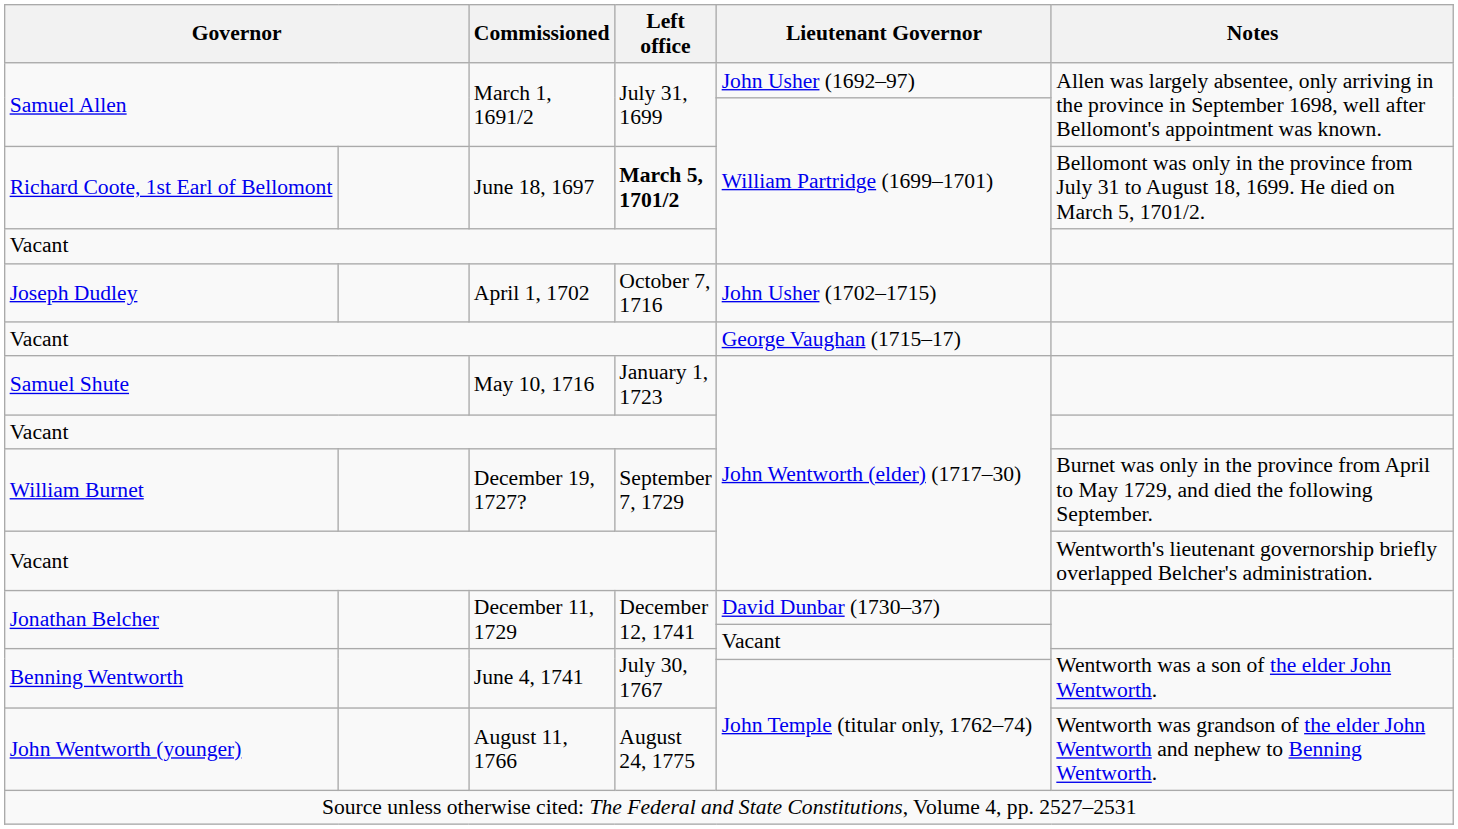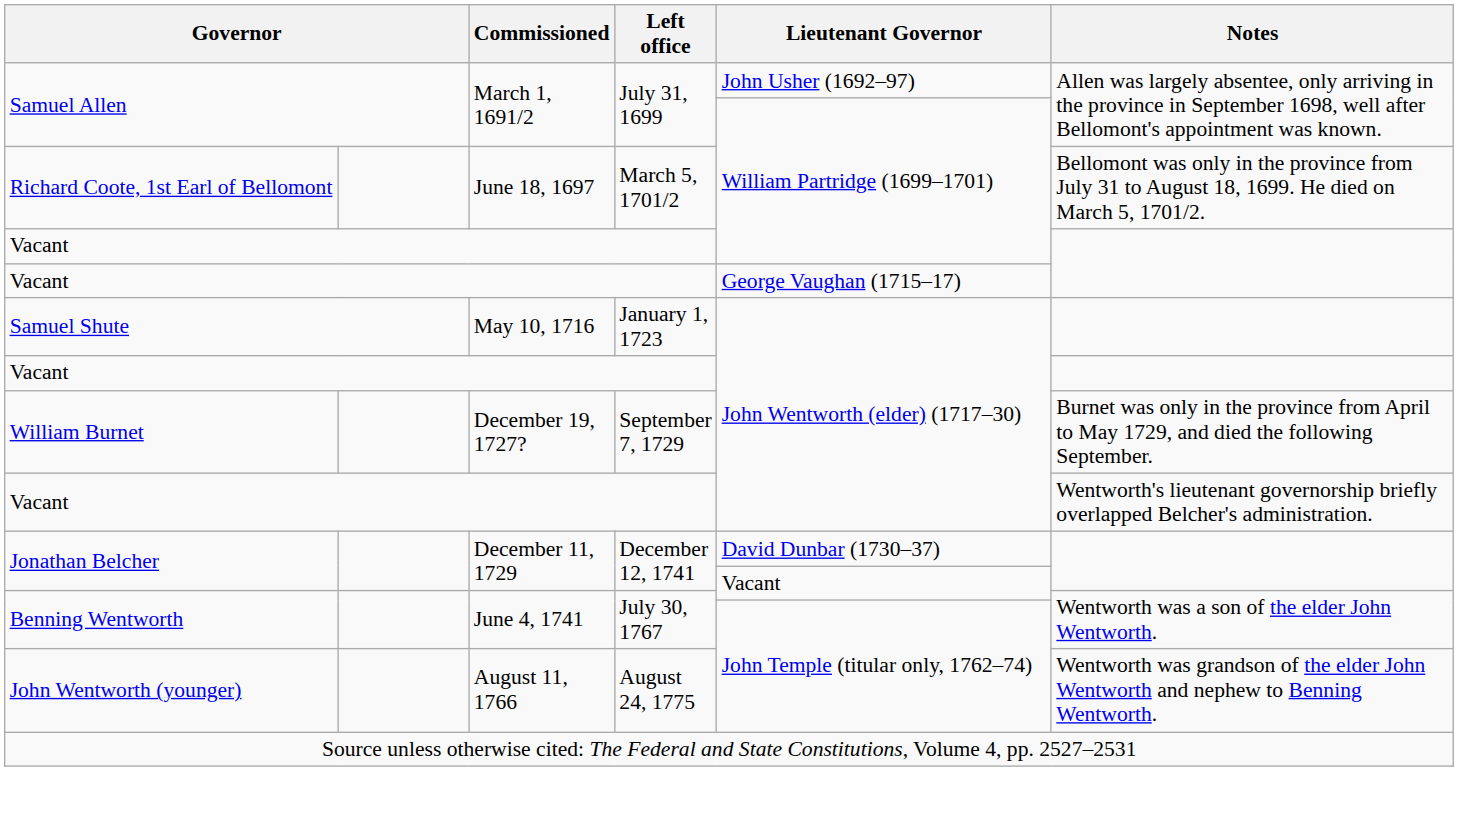(661, 187) bold -> (658, 187) normal
- row: (74, 292)
